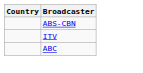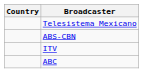+ row: (90, 23)
